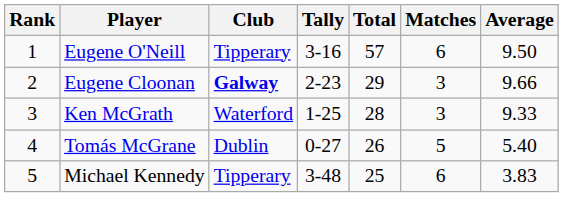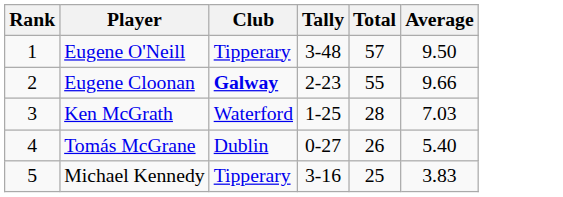- column: (441, 20)
(323, 51) 3-16 -> (323, 51) 3-48
(375, 82) 29 -> (375, 82) 55
(520, 113) 9.33 -> (439, 113) 7.03
(323, 176) 3-48 -> (323, 176) 3-16
